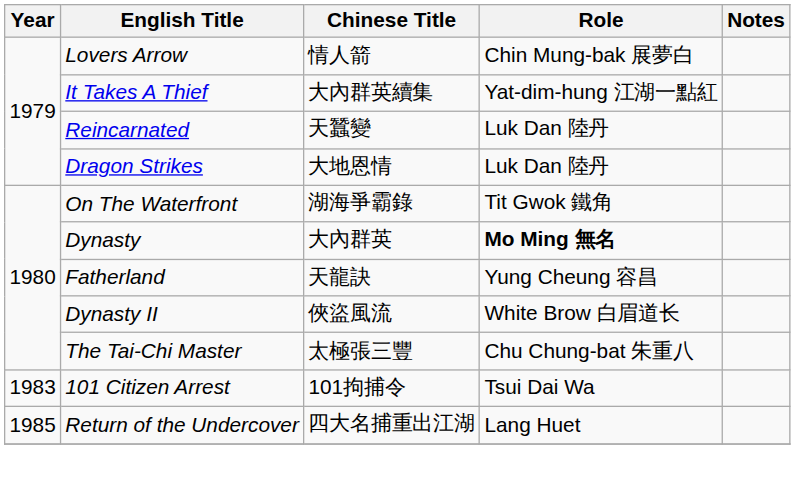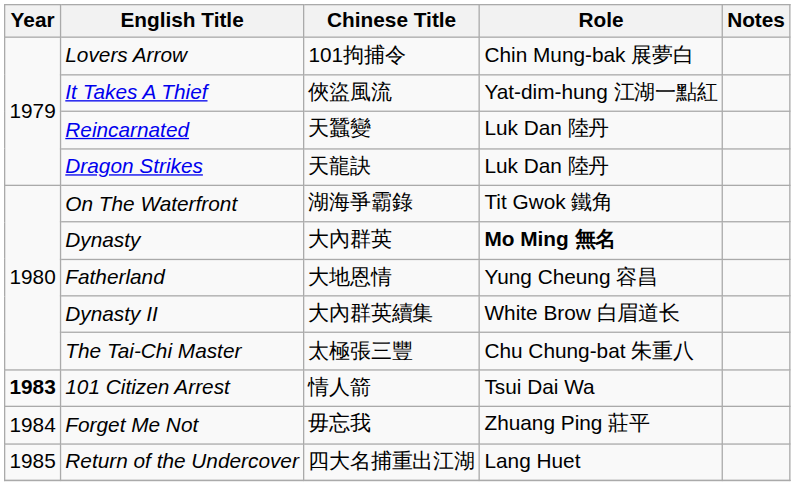(340, 55) 情人箭 -> (357, 55) 101拘捕令
(371, 92) 大內群英續集 -> (350, 92) 俠盜風流
(350, 165) 大地恩情 -> (340, 165) 天龍訣
(340, 276) 天龍訣 -> (350, 276) 大地恩情
(350, 313) 俠盜風流 -> (371, 313) 大內群英續集
(33, 387) normal -> (33, 387) bold
(357, 387) 101拘捕令 -> (340, 387) 情人箭
+ row: (132, 424)
